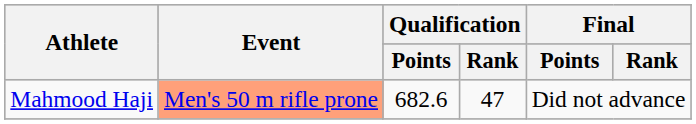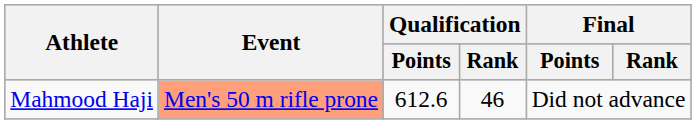(421, 99) 682.6 -> (421, 99) 612.6
(492, 99) 47 -> (492, 99) 46
